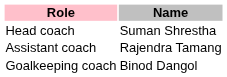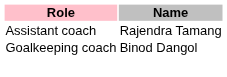- row: (40, 30)
